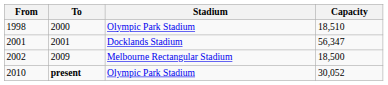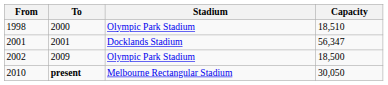(170, 57) Melbourne Rectangular Stadium -> (151, 57) Olympic Park Stadium
(151, 73) Olympic Park Stadium -> (170, 73) Melbourne Rectangular Stadium
(331, 73) 30,052 -> (331, 73) 30,050
